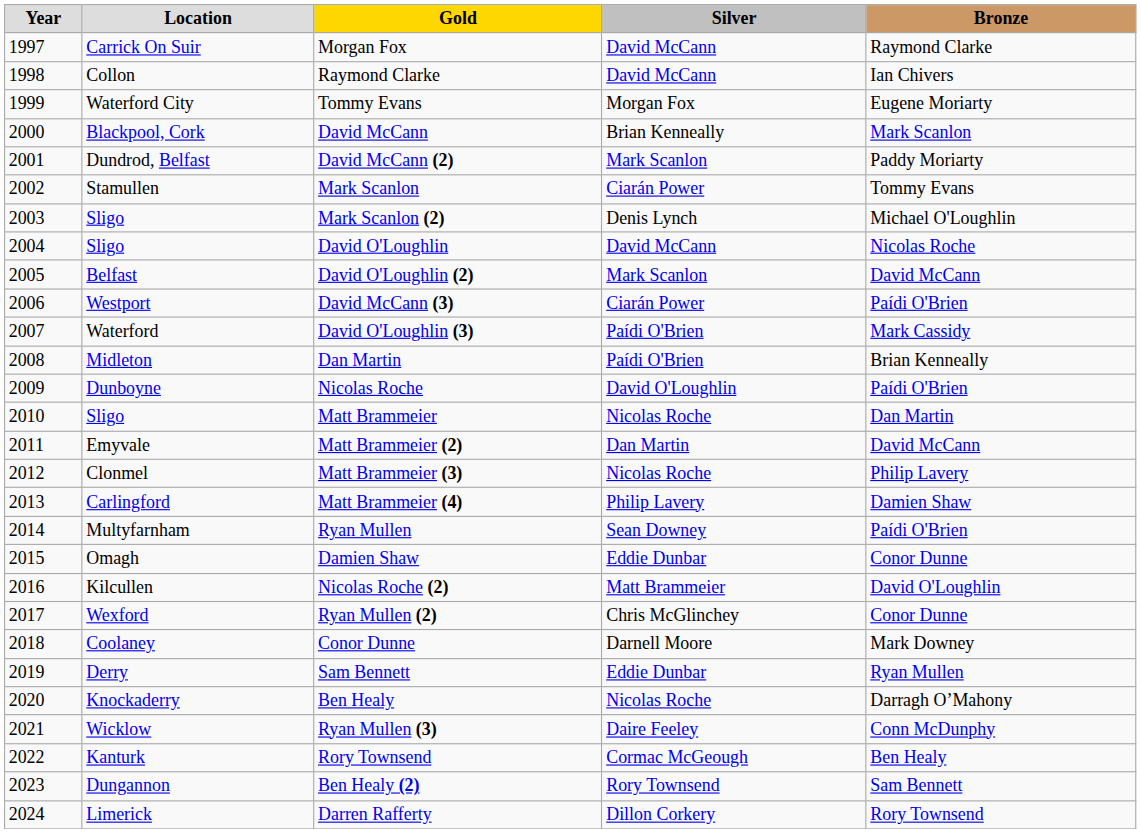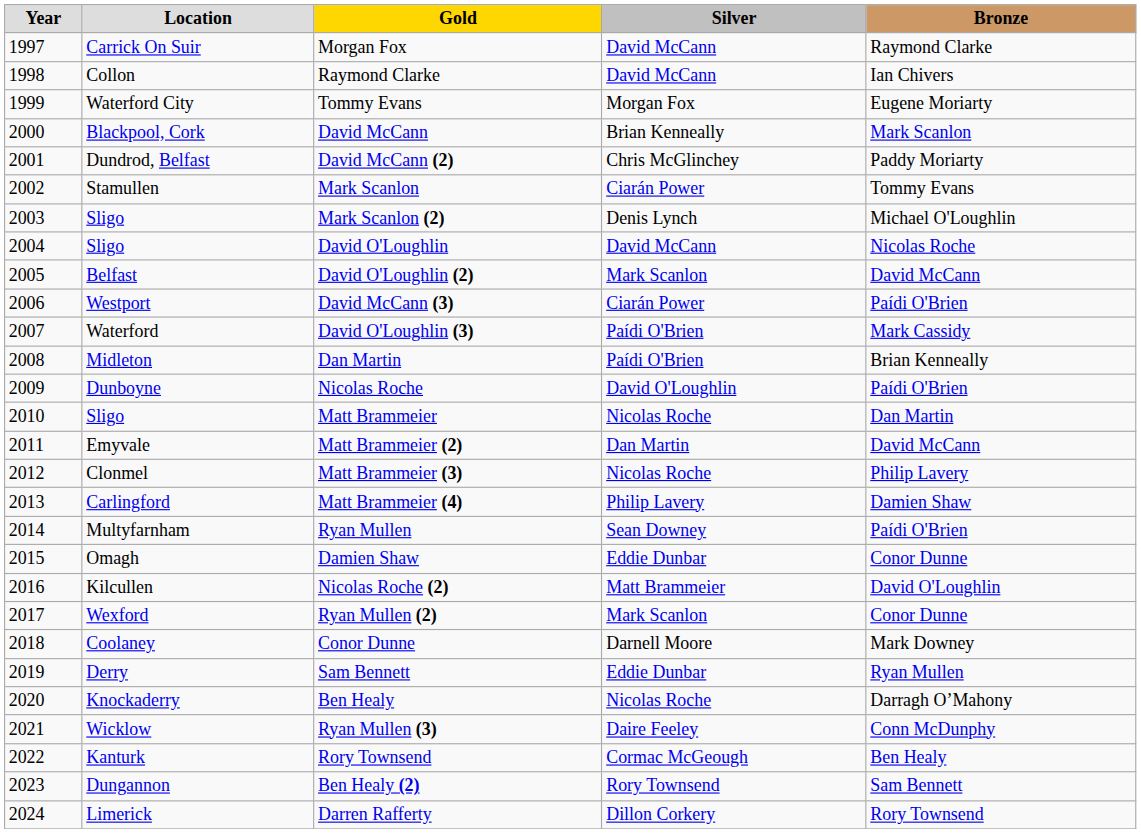(657, 160) Mark Scanlon -> (673, 160) Chris McGlinchey
(673, 615) Chris McGlinchey -> (657, 615) Mark Scanlon
